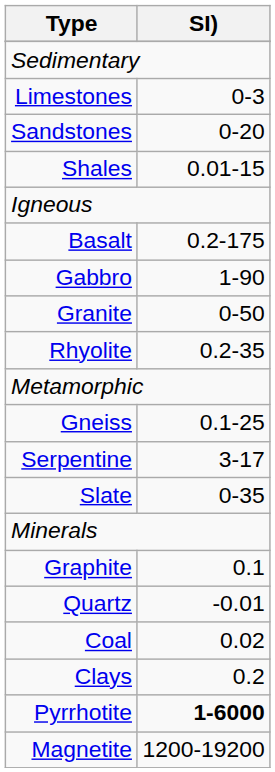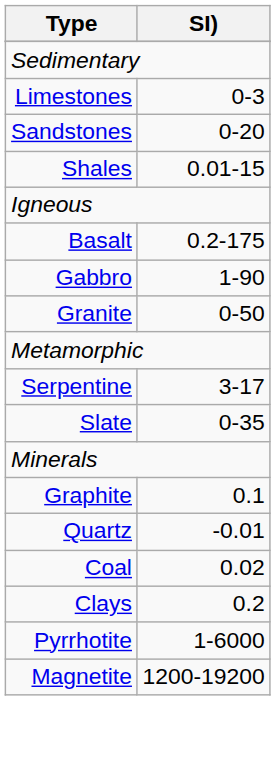- row: (91, 350)
- row: (96, 422)
(229, 712) bold -> (229, 640) normal
